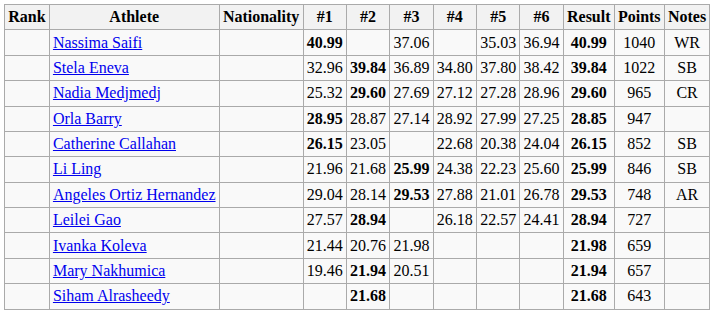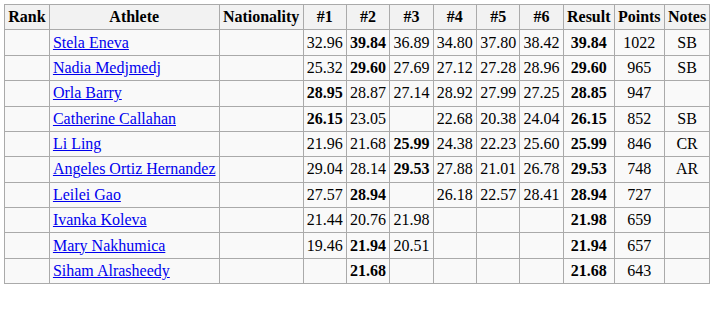- row: (98, 42)
(687, 93) CR -> (687, 67) SB
(687, 169) SB -> (687, 144) CR
(542, 220) 24.41 -> (542, 194) 28.41
